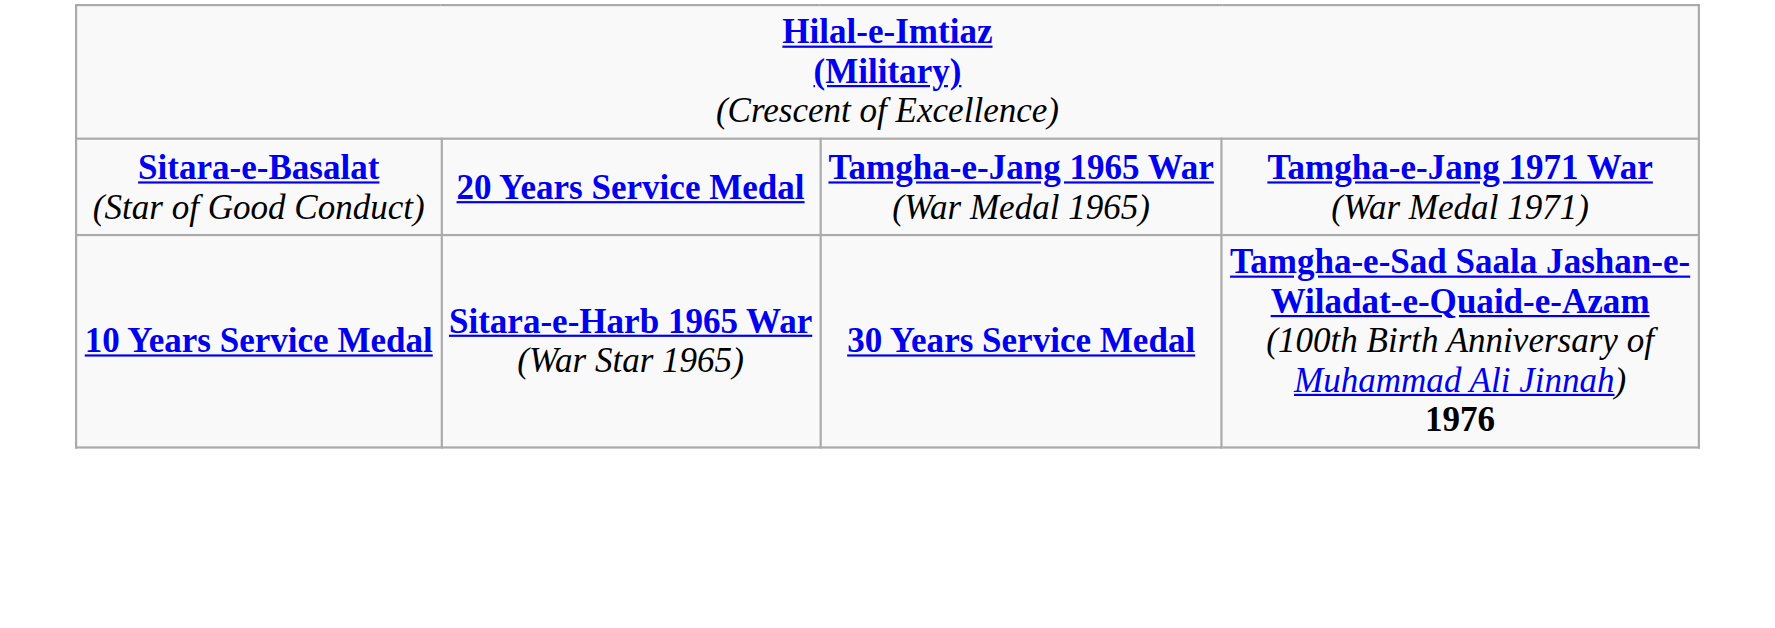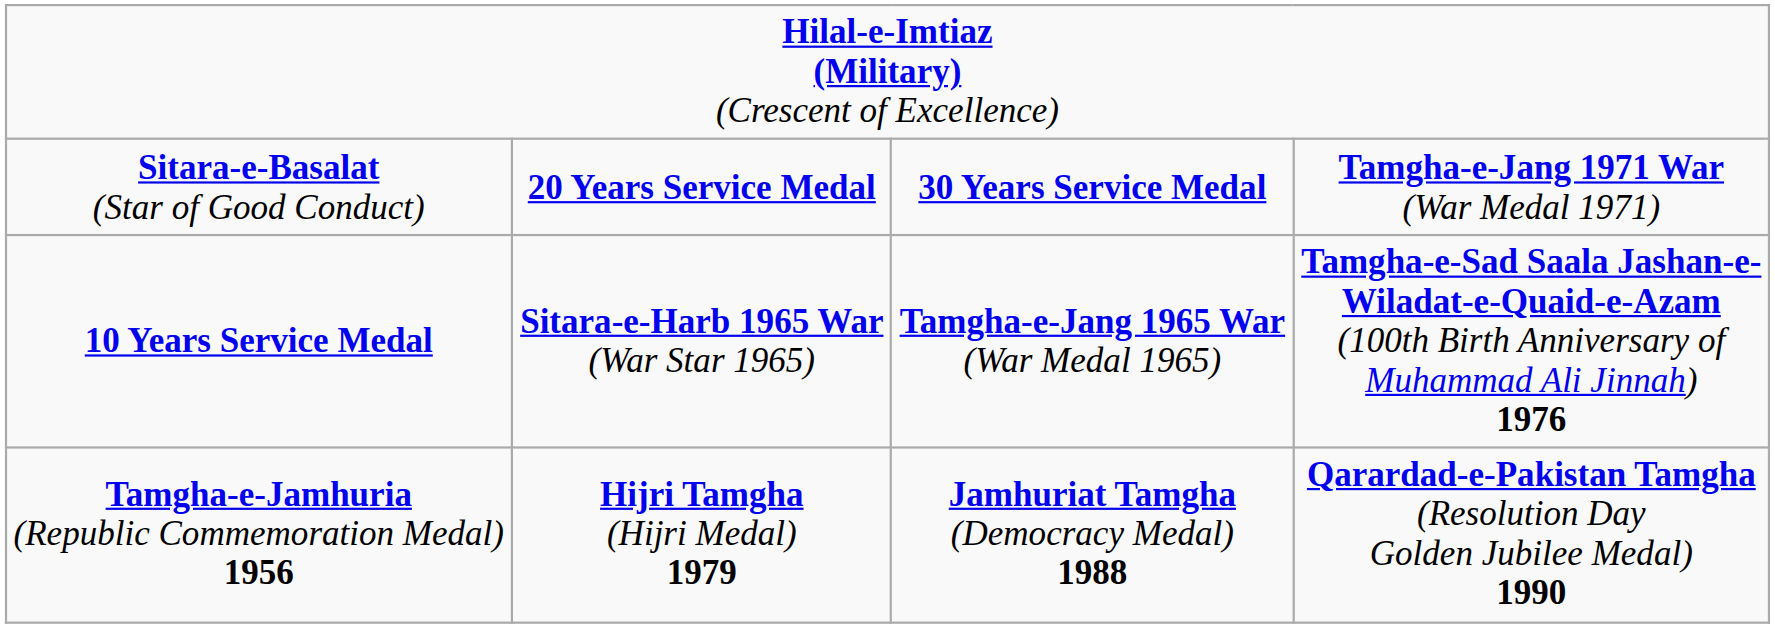(1021, 186) Tamgha-e-Jang 1965 War (War Medal 1965) -> (1092, 186) 30 Years Service Medal
(1021, 340) 30 Years Service Medal -> (1092, 340) Tamgha-e-Jang 1965 War (War Medal 1965)
+ row: (259, 534)
